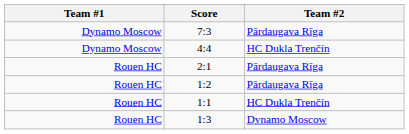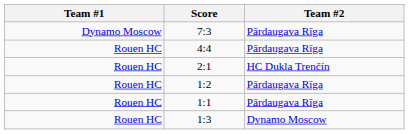(122, 48) Dynamo Moscow -> (138, 48) Rouen HC
(288, 48) HC Dukla Trenčín -> (285, 48) Pārdaugava Rīga
(285, 66) Pārdaugava Rīga -> (288, 66) HC Dukla Trenčín
(288, 102) HC Dukla Trenčín -> (285, 102) Pārdaugava Rīga
